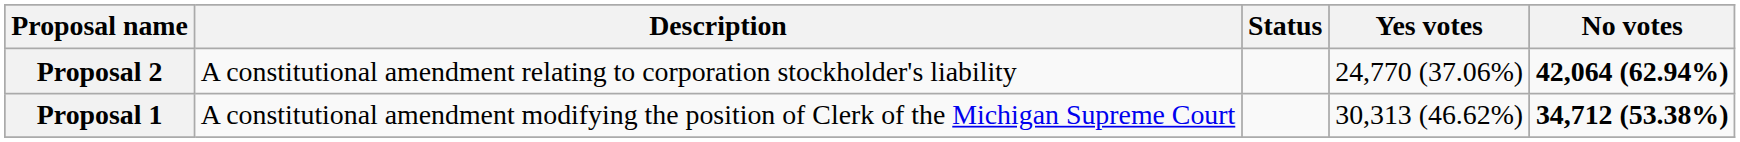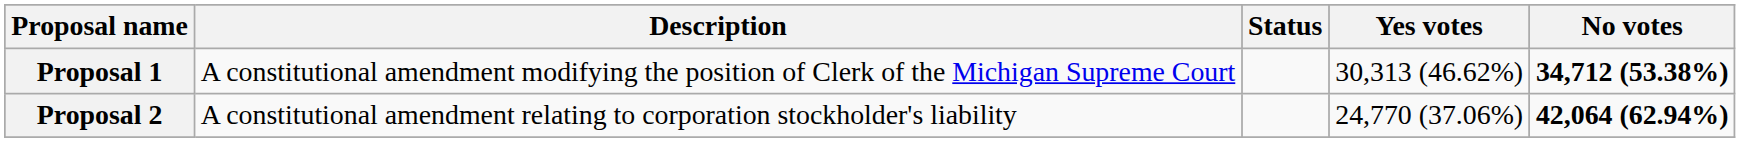rows swapped: (100, 114) <-> (100, 70)
